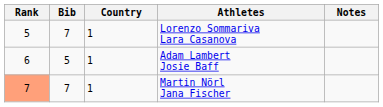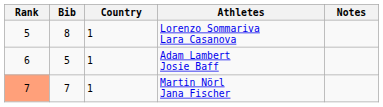(67, 34) 7 -> (67, 34) 8
